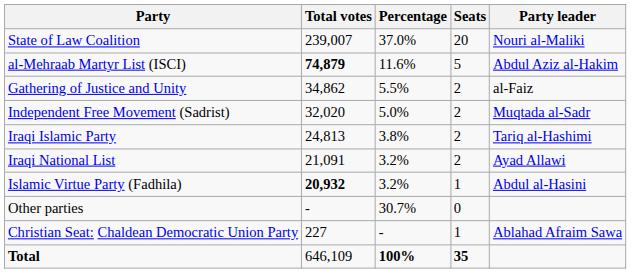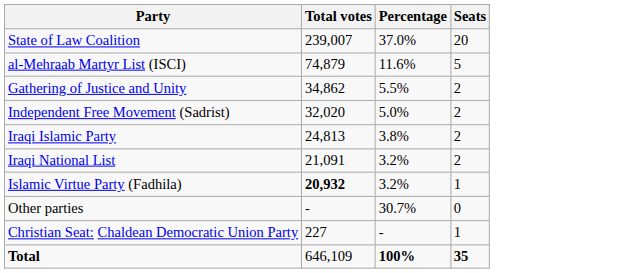- column: (558, 16)
(325, 64) bold -> (325, 64) normal
